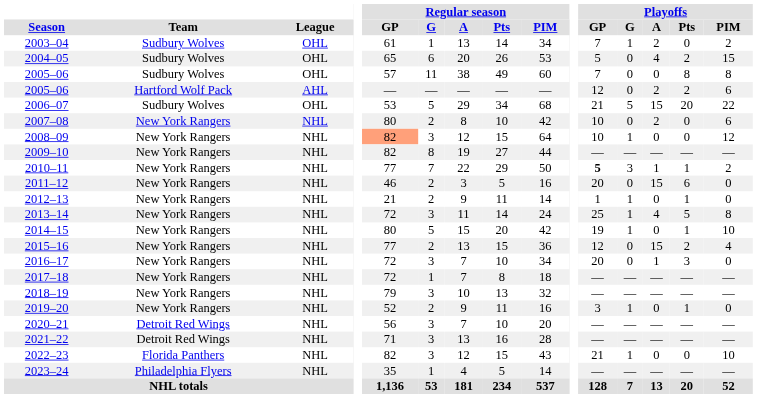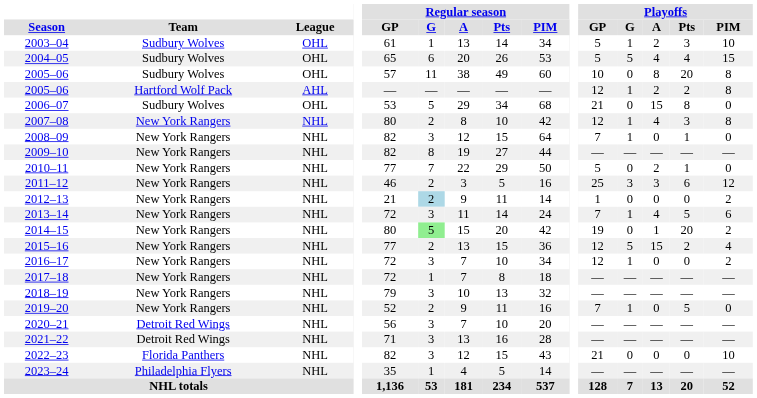(598, 43) 7 -> (598, 43) 5
(687, 43) 0 -> (687, 43) 3
(728, 43) 2 -> (728, 43) 10
(630, 58) 0 -> (630, 58) 5
(687, 58) 2 -> (687, 58) 4
(598, 74) 7 -> (598, 74) 10
(656, 74) 0 -> (656, 74) 8
(687, 74) 8 -> (687, 74) 20
(630, 89) 0 -> (630, 89) 1
(728, 89) 6 -> (728, 89) 8
(630, 105) 5 -> (630, 105) 0
(687, 105) 20 -> (687, 105) 8
(728, 105) 22 -> (728, 105) 0
(598, 121) 10 -> (598, 121) 12
(630, 121) 0 -> (630, 121) 1
(656, 121) 2 -> (656, 121) 4
(687, 121) 0 -> (687, 121) 3
(728, 121) 6 -> (728, 121) 8
(390, 136) lightsalmon background -> (390, 136) no background
(598, 136) 10 -> (598, 136) 7
(687, 136) 0 -> (687, 136) 1
(728, 136) 12 -> (728, 136) 0
(598, 167) bold -> (598, 167) normal
(630, 167) 3 -> (630, 167) 0
(656, 167) 1 -> (656, 167) 2
(728, 167) 2 -> (728, 167) 0
(598, 183) 20 -> (598, 183) 25
(630, 183) 0 -> (630, 183) 3
(656, 183) 15 -> (656, 183) 3
(728, 183) 0 -> (728, 183) 12
(431, 199) no background -> (431, 199) lightblue background
(630, 199) 1 -> (630, 199) 0
(687, 199) 1 -> (687, 199) 0
(728, 199) 0 -> (728, 199) 2
(598, 214) 25 -> (598, 214) 7
(728, 214) 8 -> (728, 214) 6
(431, 230) no background -> (431, 230) lightgreen background
(630, 230) 1 -> (630, 230) 0
(656, 230) 0 -> (656, 230) 1
(687, 230) 1 -> (687, 230) 20
(728, 230) 10 -> (728, 230) 2
(630, 245) 0 -> (630, 245) 5
(598, 261) 20 -> (598, 261) 12
(630, 261) 0 -> (630, 261) 1
(656, 261) 1 -> (656, 261) 0
(687, 261) 3 -> (687, 261) 0
(728, 261) 0 -> (728, 261) 2
(598, 308) 3 -> (598, 308) 7
(687, 308) 1 -> (687, 308) 5
(630, 355) 1 -> (630, 355) 0
